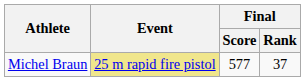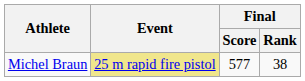(280, 64) 37 -> (280, 64) 38
